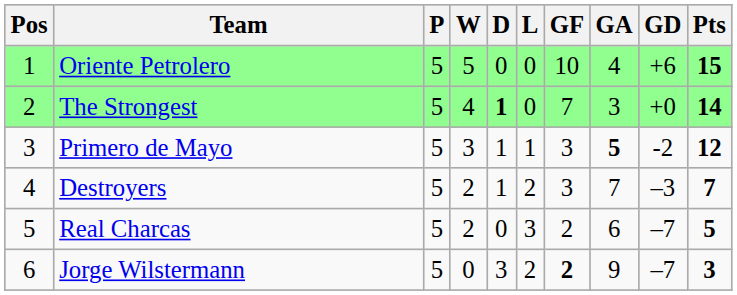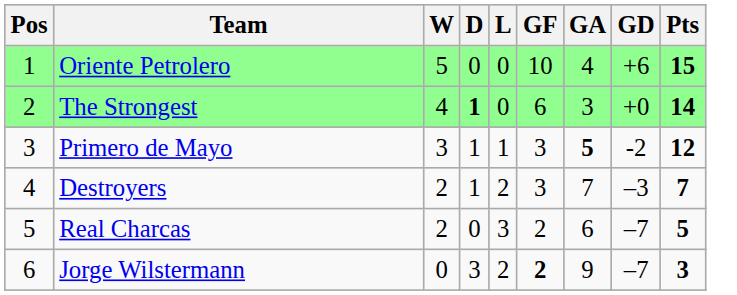- column: (437, 25)
(567, 106) 7 -> (540, 106) 6
